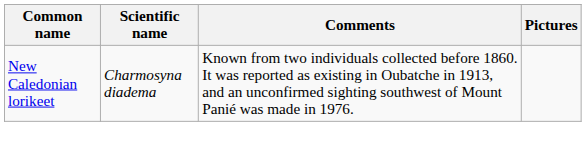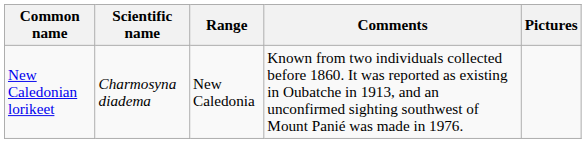+ column: (227, 25)
